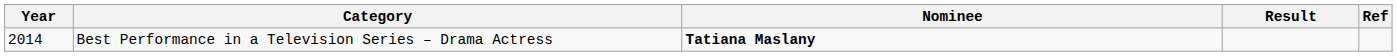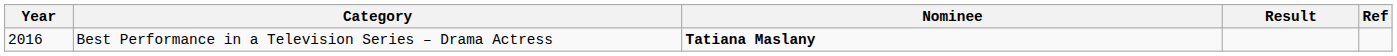(25, 40) 2014 -> (25, 40) 2016
